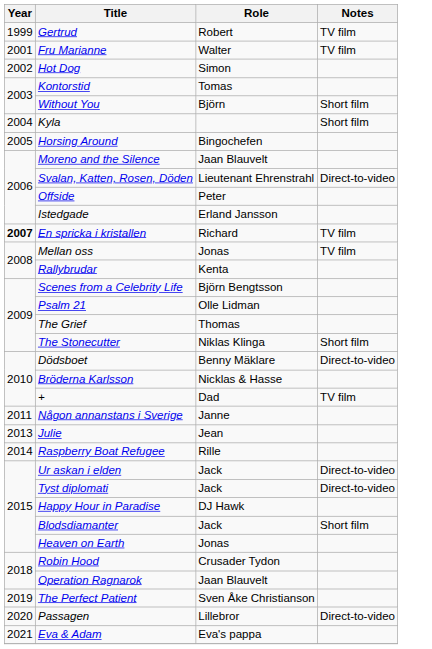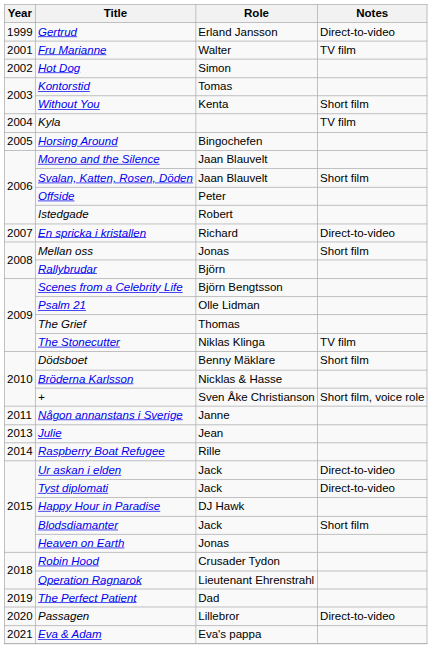(216, 31) Robert -> (238, 31) Erland Jansson
(338, 31) TV film -> (358, 31) Direct-to-video
(212, 104) Björn -> (213, 104) Kenta
(344, 123) Short film -> (338, 123) TV film
(256, 178) Lieutenant Ehrenstrahl -> (233, 178) Jaan Blauvelt
(358, 178) Direct-to-video -> (344, 178) Short film
(238, 214) Erland Jansson -> (216, 214) Robert
(20, 232) bold -> (20, 232) normal
(338, 232) TV film -> (358, 232) Direct-to-video
(338, 251) TV film -> (344, 251) Short film
(213, 269) Kenta -> (212, 269) Björn
(344, 342) Short film -> (338, 342) TV film
(358, 360) Direct-to-video -> (344, 360) Short film
(209, 397) Dad -> (257, 397) Sven Åke Christianson
(338, 397) TV film -> (372, 397) Short film, voice role
(233, 580) Jaan Blauvelt -> (256, 580) Lieutenant Ehrenstrahl
(257, 598) Sven Åke Christianson -> (209, 598) Dad
